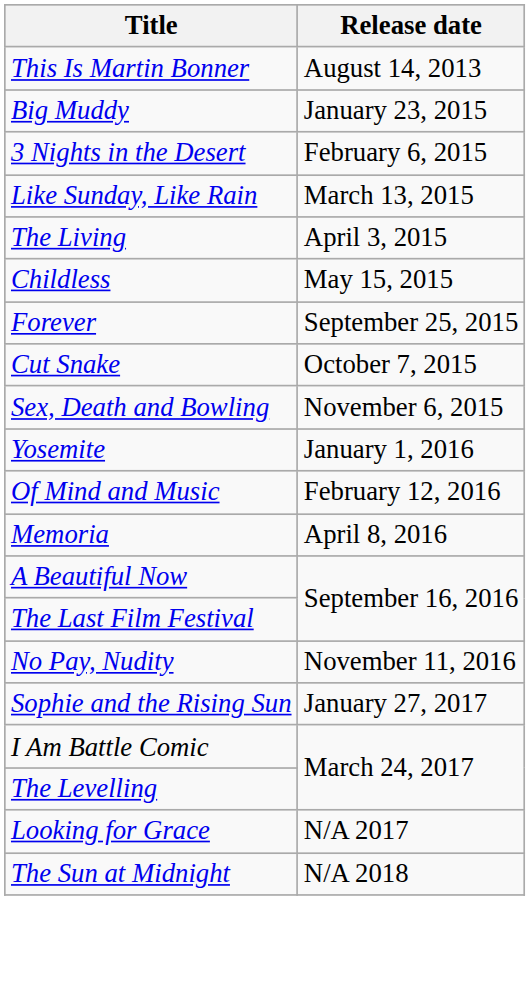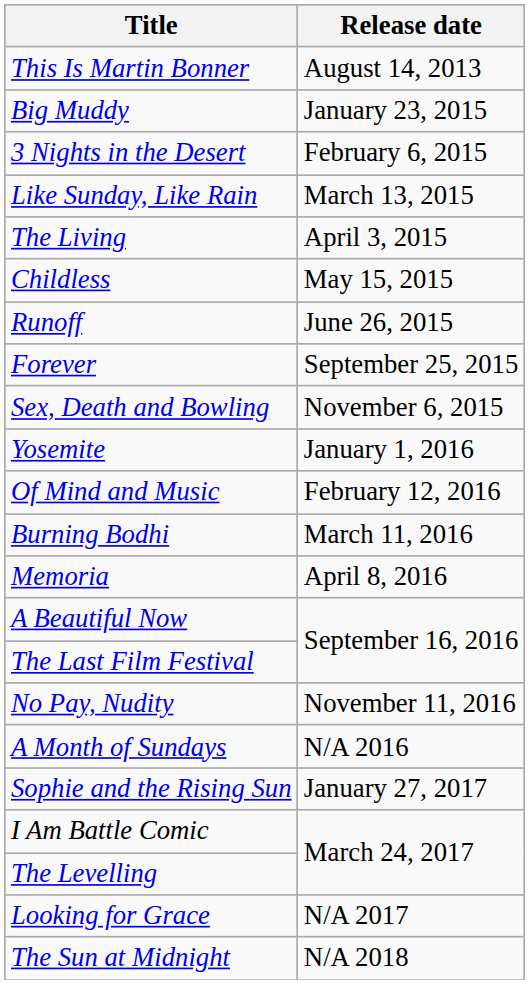+ row: (47, 322)
- row: (66, 364)
+ row: (90, 534)
+ row: (119, 746)
